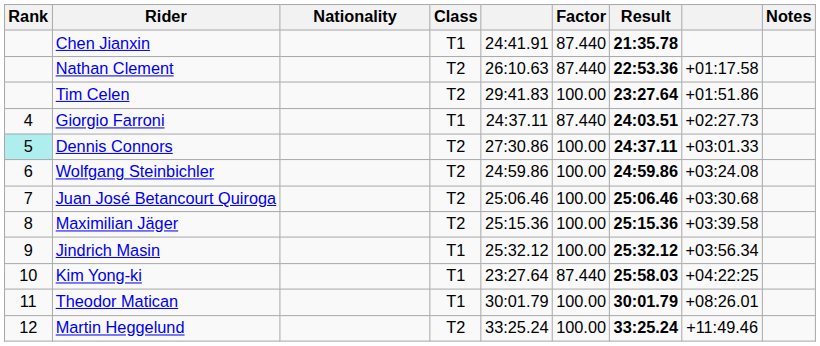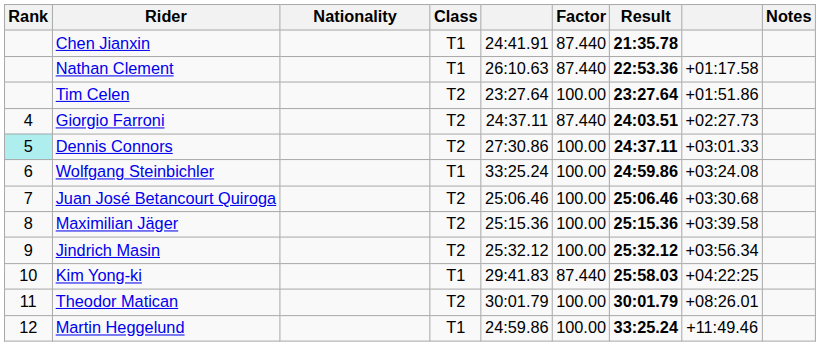(456, 69) T2 -> (456, 69) T1
(517, 95) 29:41.83 -> (517, 95) 23:27.64
(456, 120) T1 -> (456, 120) T2
(456, 172) T2 -> (456, 172) T1
(517, 172) 24:59.86 -> (517, 172) 33:25.24
(456, 250) T1 -> (456, 250) T2
(517, 276) 23:27.64 -> (517, 276) 29:41.83
(456, 302) T1 -> (456, 302) T2
(456, 328) T2 -> (456, 328) T1
(517, 328) 33:25.24 -> (517, 328) 24:59.86
